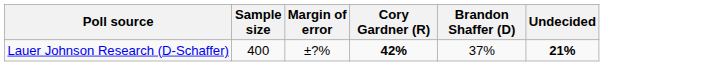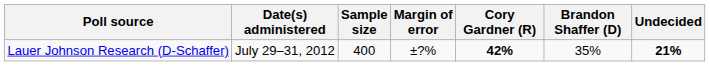+ column: (285, 22)
(482, 50) 37% -> (588, 50) 35%
